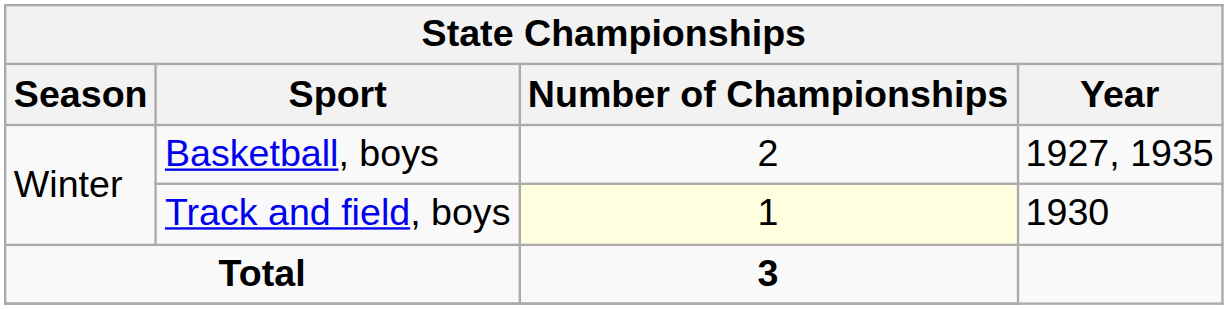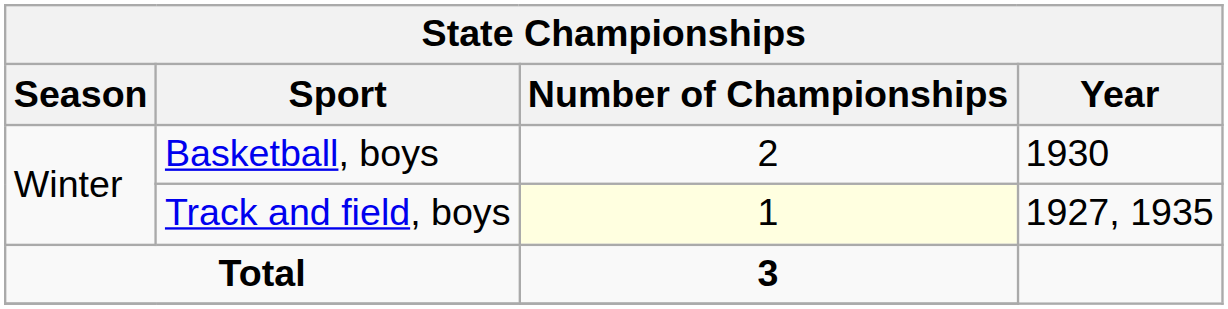(1120, 153) 1927, 1935 -> (1067, 153) 1930
(1067, 213) 1930 -> (1120, 213) 1927, 1935
